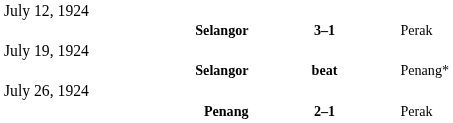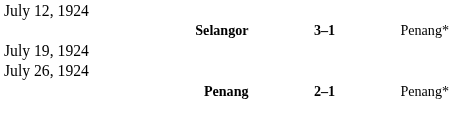(416, 30) Perak -> (425, 30) Penang*
- row: (222, 71)
(416, 111) Perak -> (425, 91) Penang*
